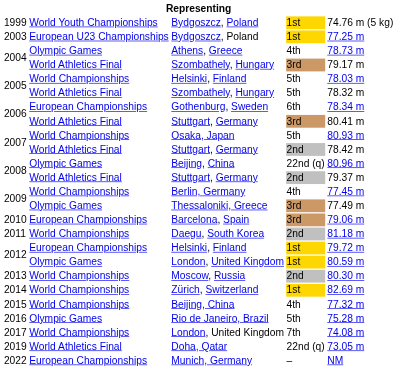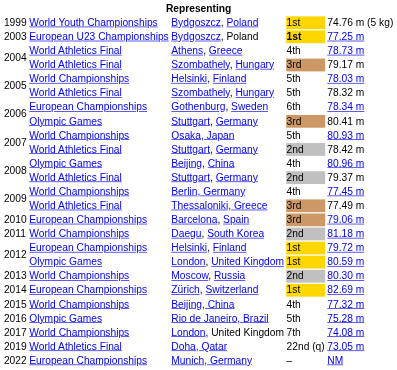(293, 37) normal -> (294, 37) bold
(66, 51) Olympic Games -> (76, 51) World Athletics Final
(76, 121) World Athletics Final -> (66, 121) Olympic Games
(306, 163) 22nd (q) -> (294, 163) 4th
(66, 205) Olympic Games -> (76, 205) World Athletics Final
(79, 290) World Championships -> (88, 290) European Championships
